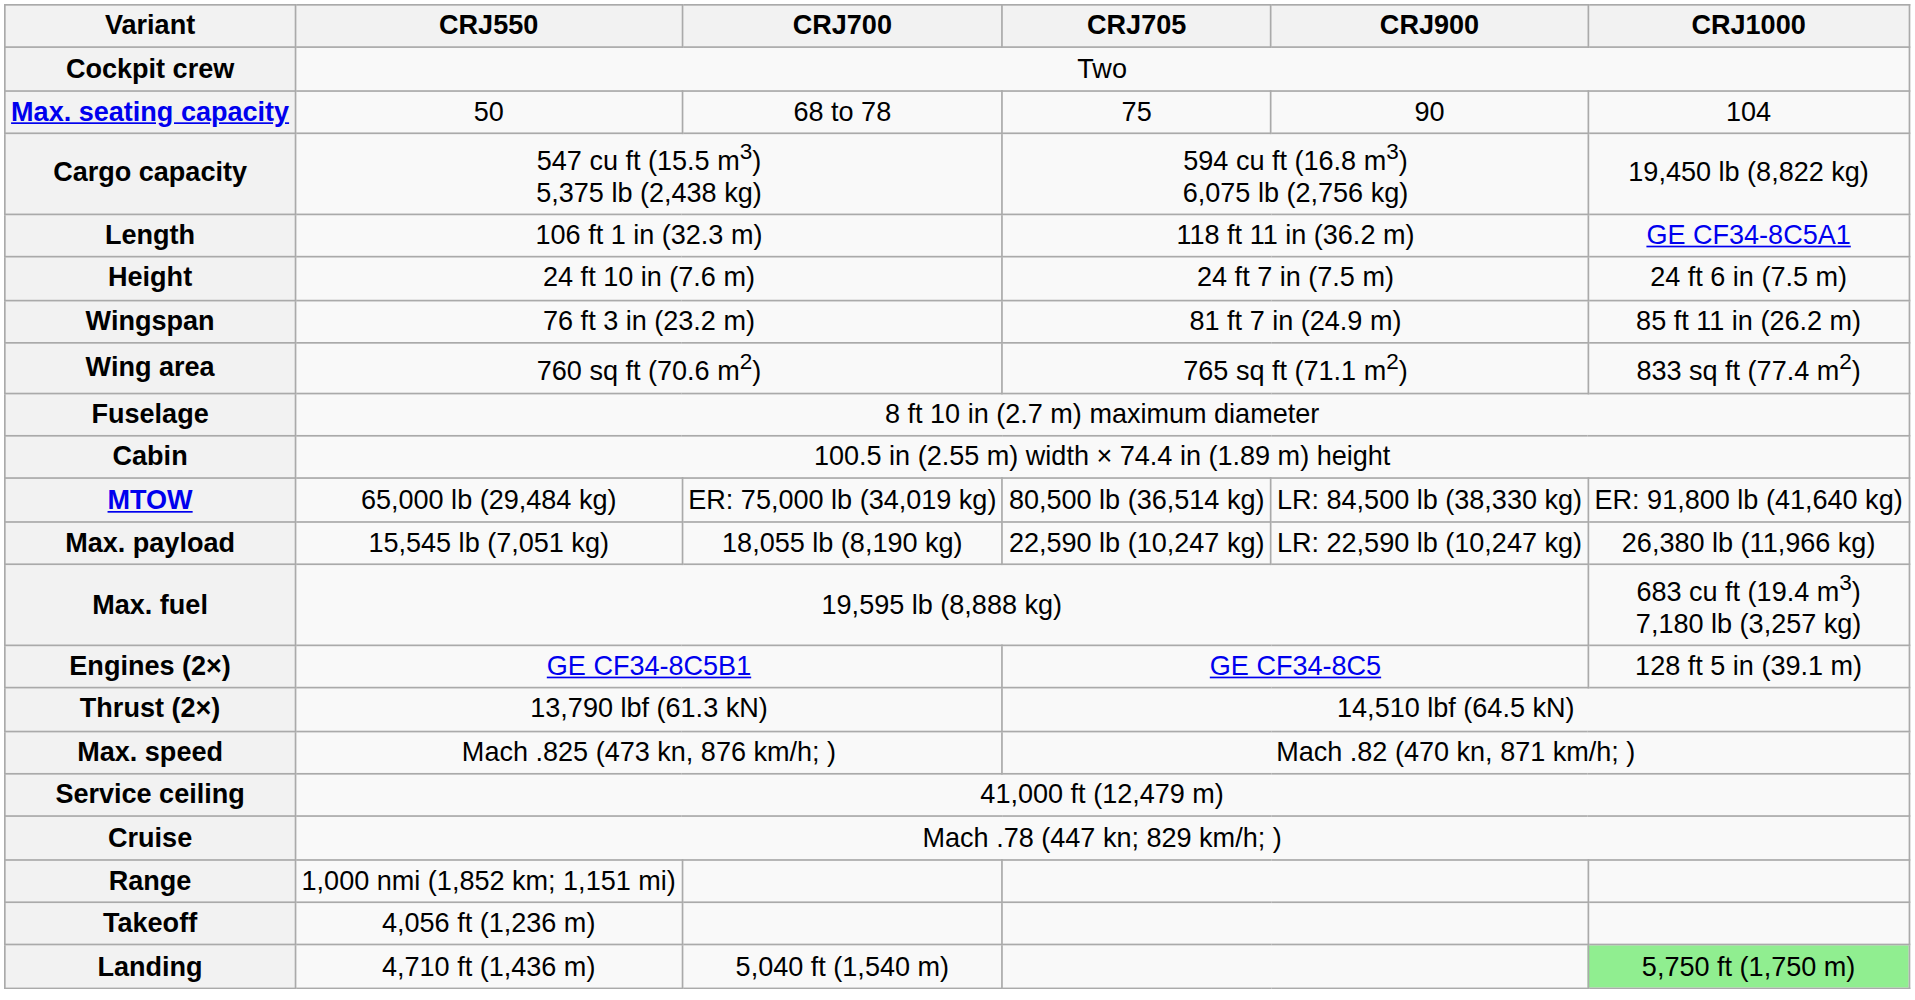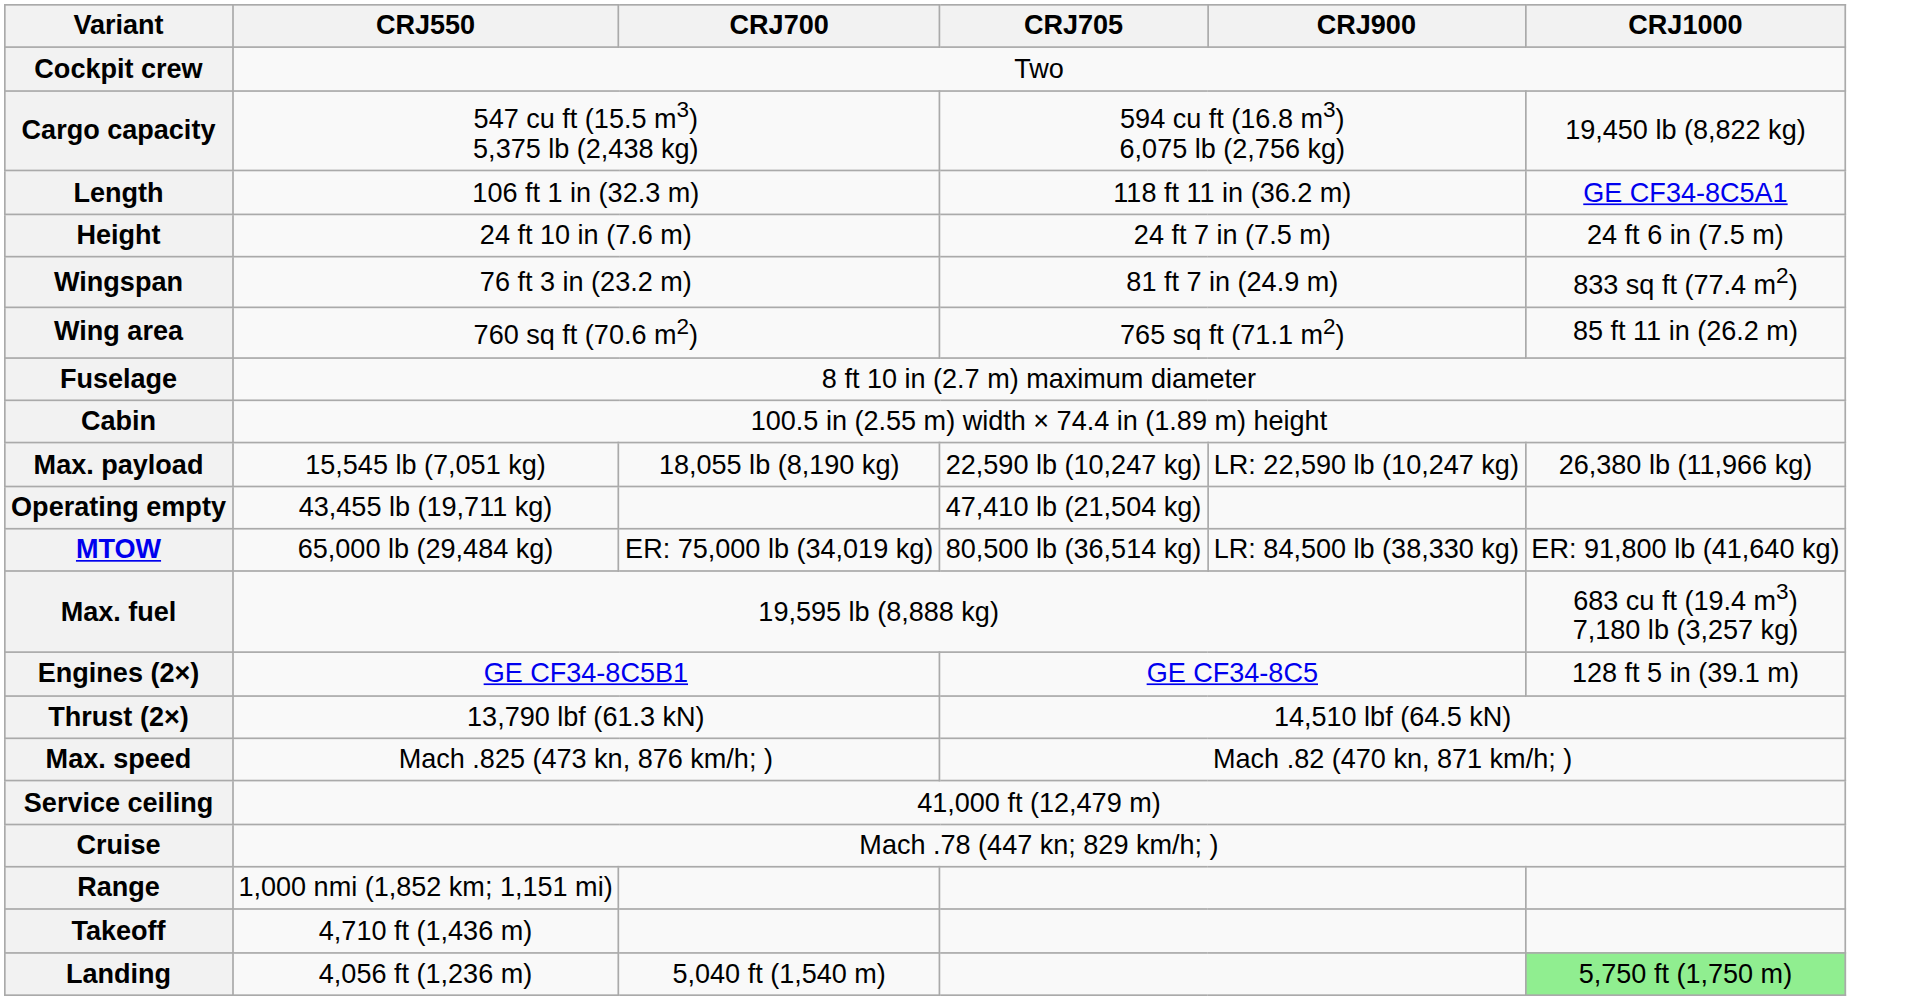- row: (150, 111)
(1749, 320) 85 ft 11 in (26.2 m) -> (1685, 281) 833 sq ft (77.4 m2)
(1749, 367) 833 sq ft (77.4 m2) -> (1685, 331) 85 ft 11 in (26.2 m)
rows swapped: (150, 499) <-> (150, 542)
+ row: (119, 507)
(489, 923) 4,056 ft (1,236 m) -> (426, 930) 4,710 ft (1,436 m)
(489, 966) 4,710 ft (1,436 m) -> (426, 973) 4,056 ft (1,236 m)
